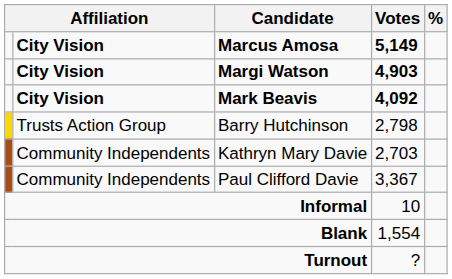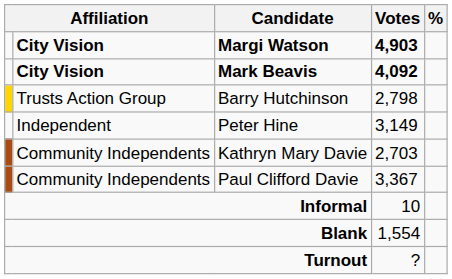- row: (278, 45)
+ row: (258, 126)
